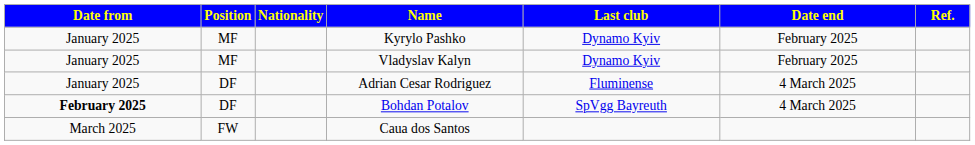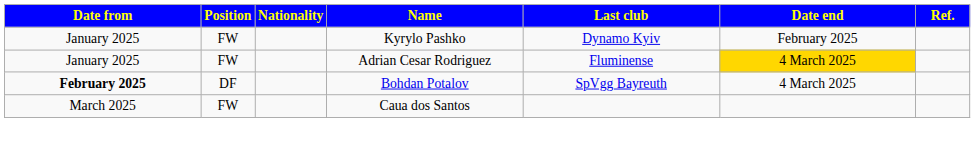(228, 38) MF -> (228, 38) FW
- row: (425, 61)
(228, 83) DF -> (228, 61) FW
(818, 83) no background -> (818, 61) gold background
